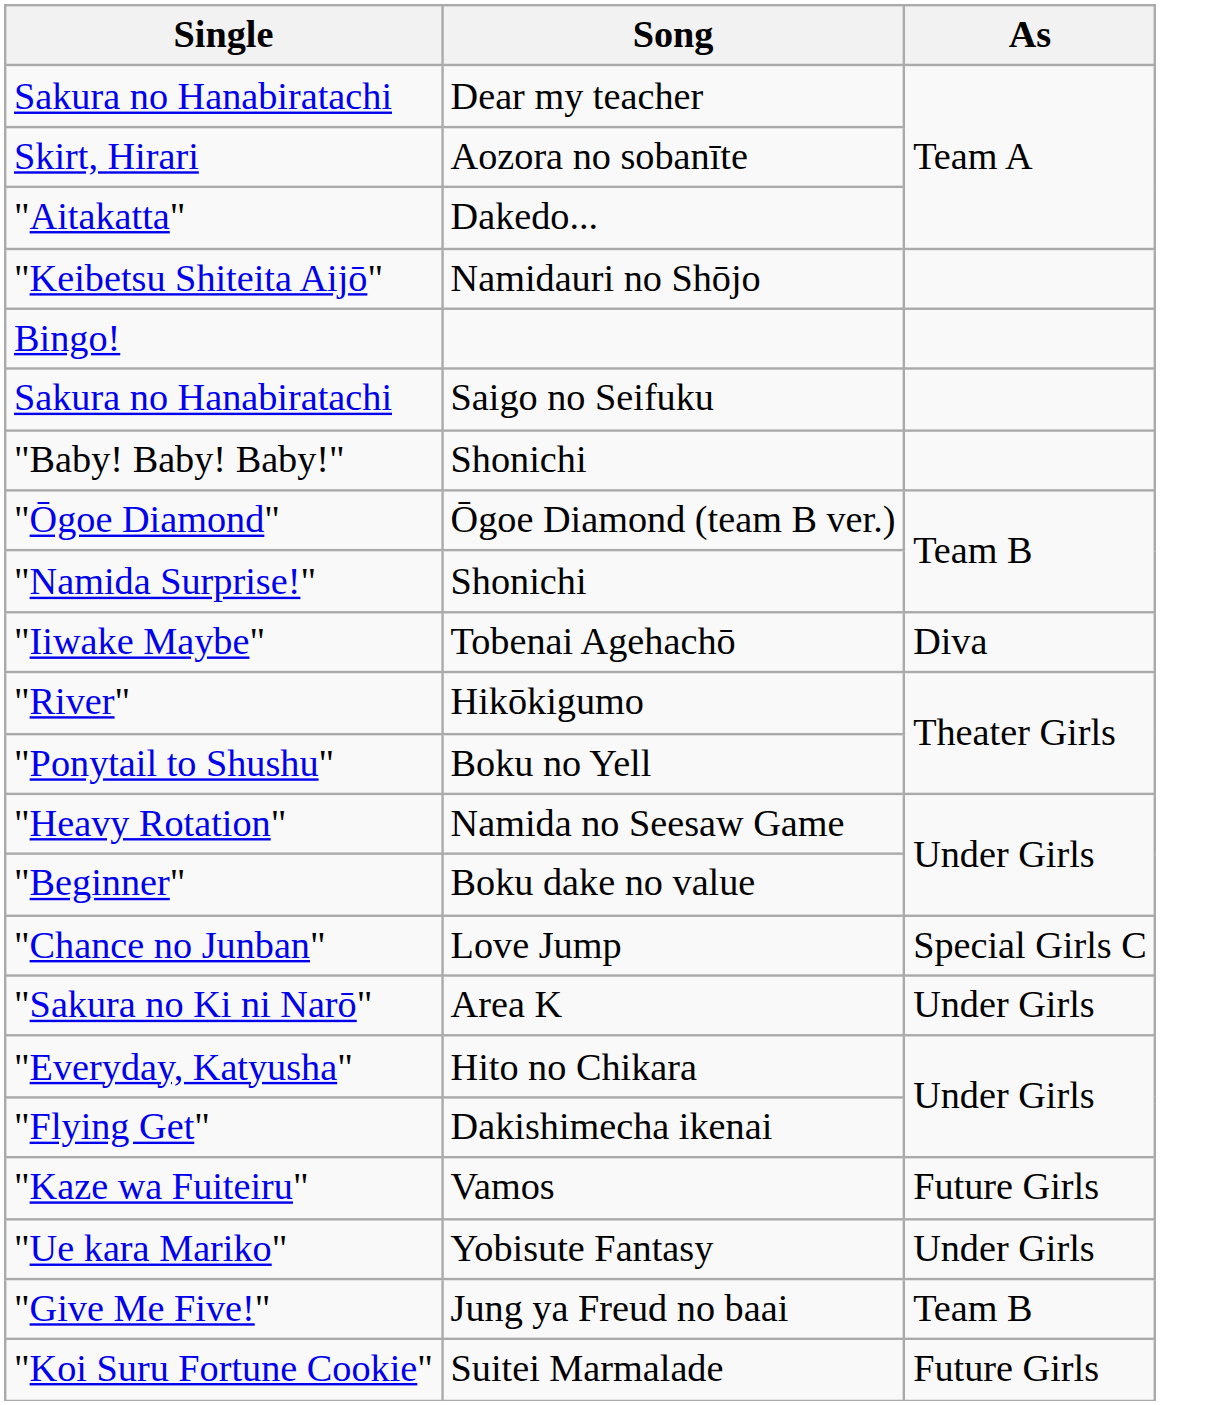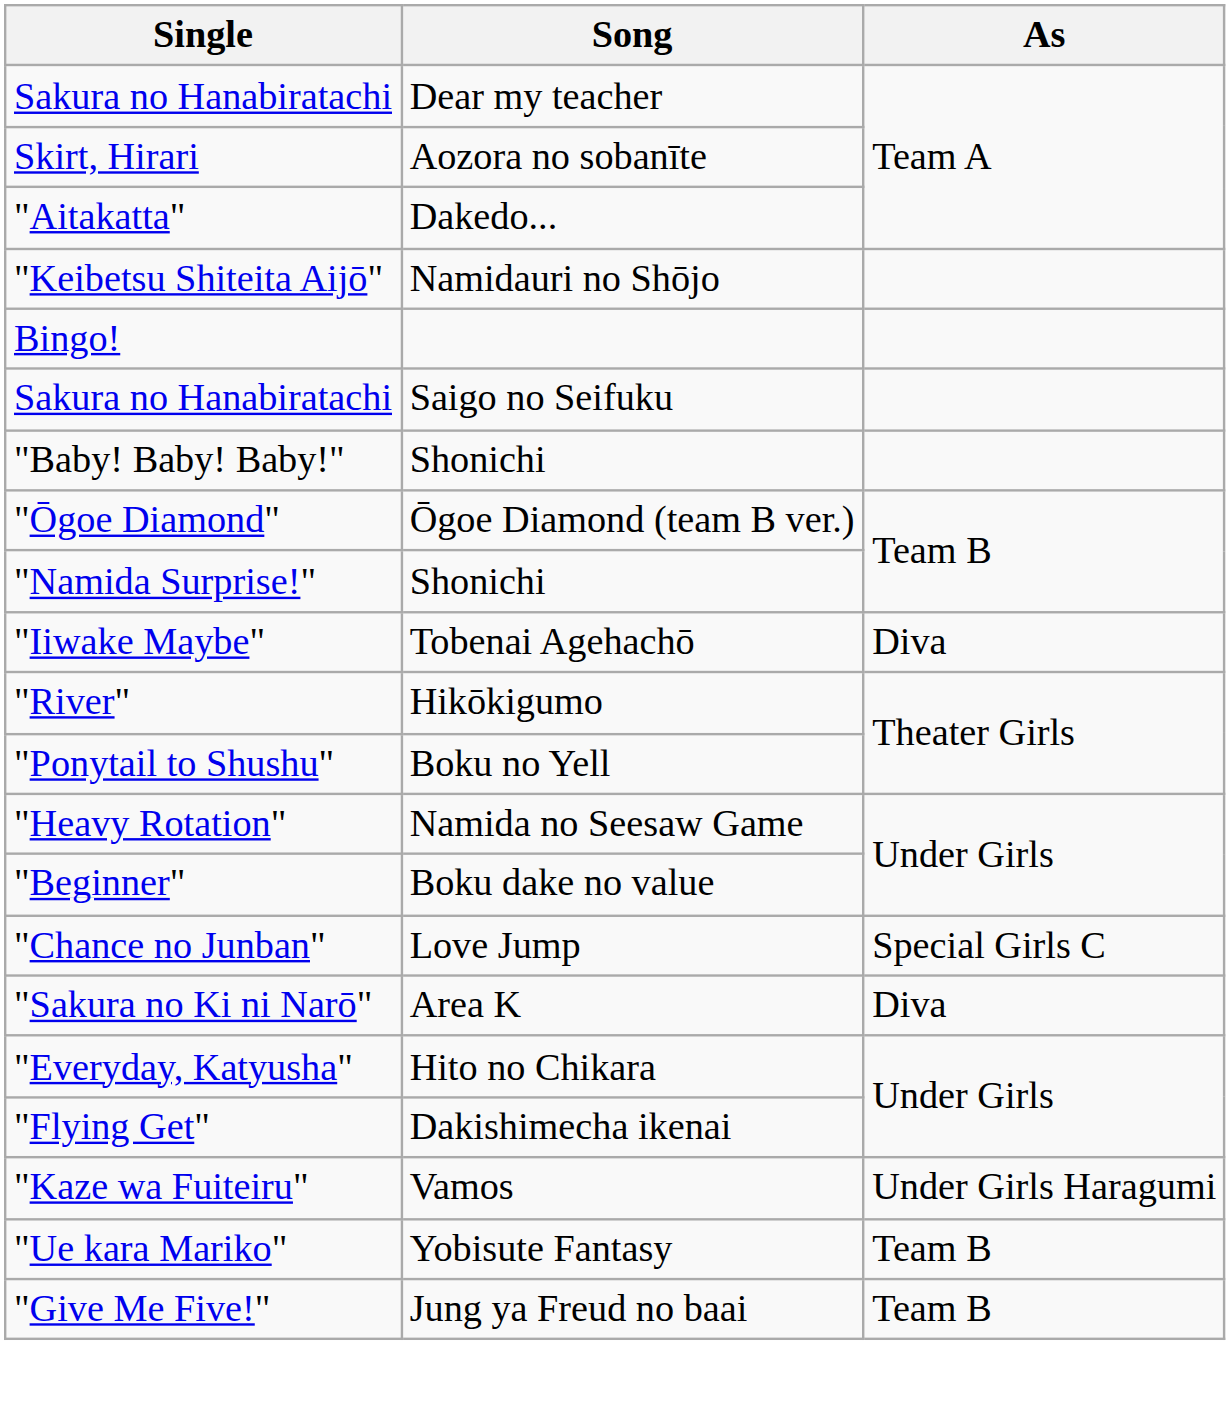(1004, 1005) Under Girls -> (909, 1005) Diva
(1006, 1187) Future Girls -> (1044, 1187) Under Girls Haragumi
(1004, 1247) Under Girls -> (932, 1247) Team B
- row: (223, 1369)
